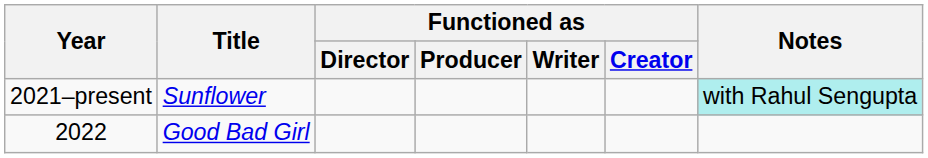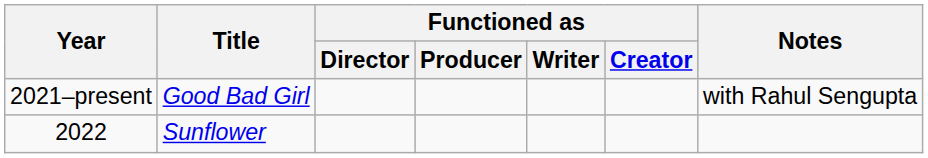(214, 96) Sunflower -> (236, 96) Good Bad Girl
(810, 96) paleturquoise background -> (810, 96) no background
(236, 133) Good Bad Girl -> (214, 133) Sunflower
